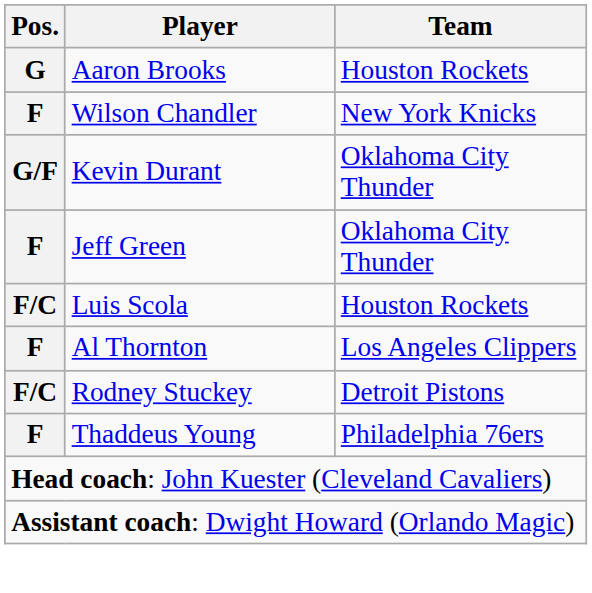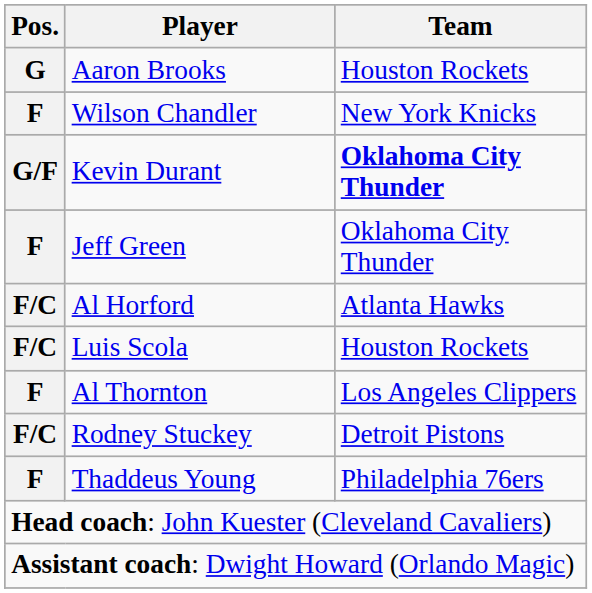(425, 171) normal -> (431, 171) bold
+ row: (133, 304)
